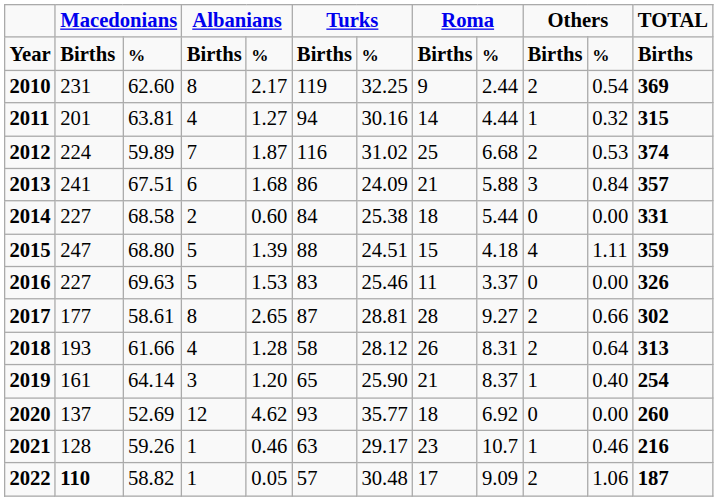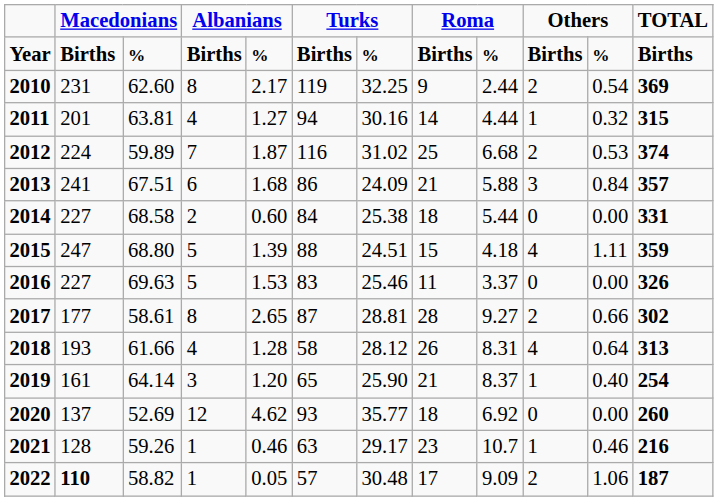(533, 348) 2 -> (533, 348) 4
